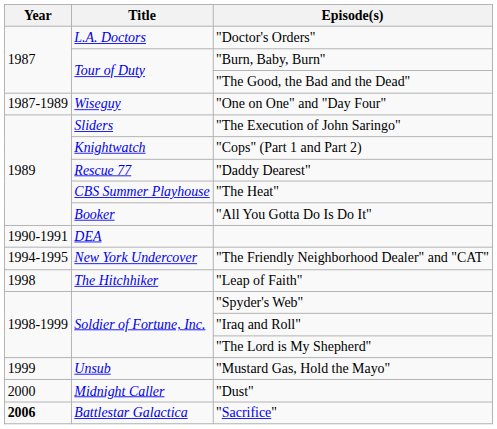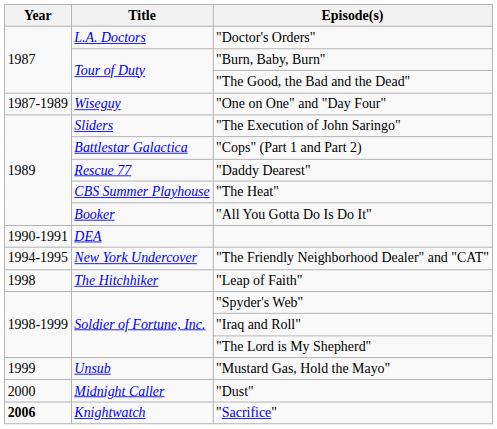(110, 147) Knightwatch -> (131, 147) Battlestar Galactica
(131, 412) Battlestar Galactica -> (110, 412) Knightwatch
